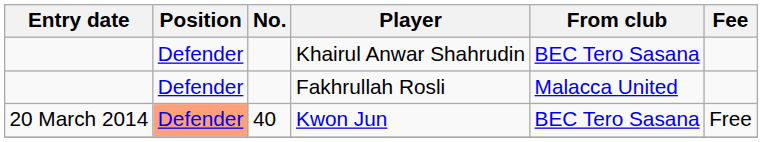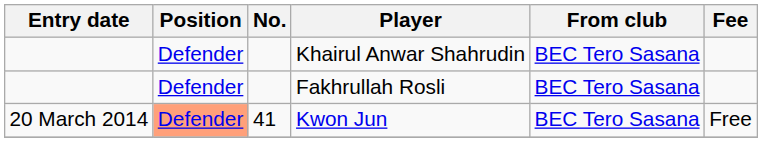(606, 86) Malacca United -> (617, 86) BEC Tero Sasana
(265, 119) 40 -> (265, 119) 41
